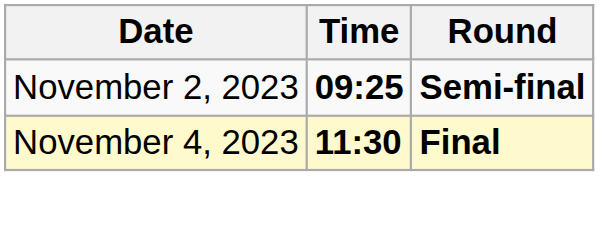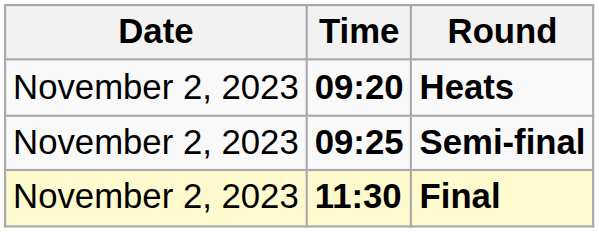+ row: (467, 87)
(156, 142) November 4, 2023 -> (156, 197) November 2, 2023
